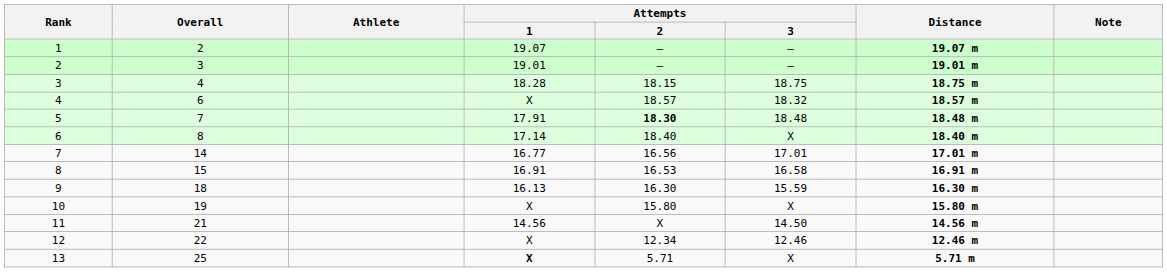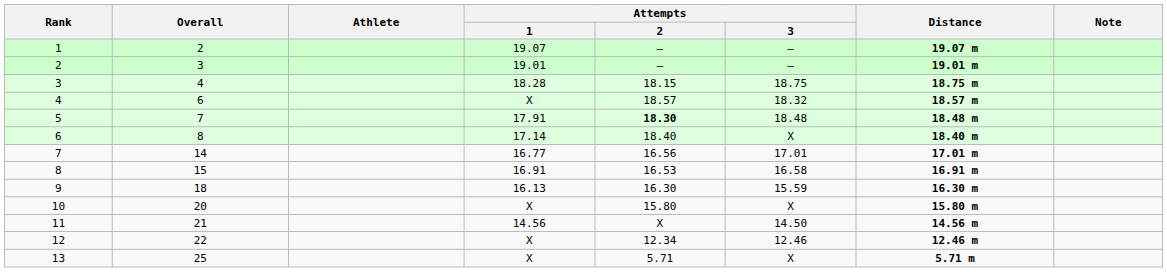(200, 206) 19 -> (200, 206) 20
(529, 258) bold -> (529, 258) normal
